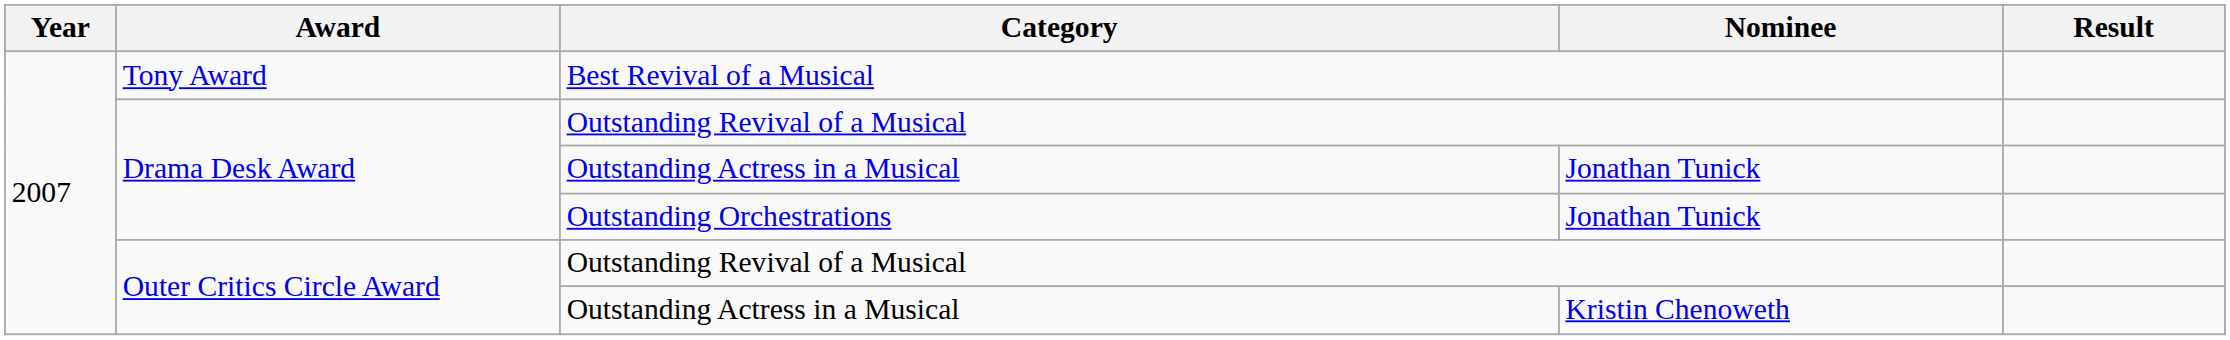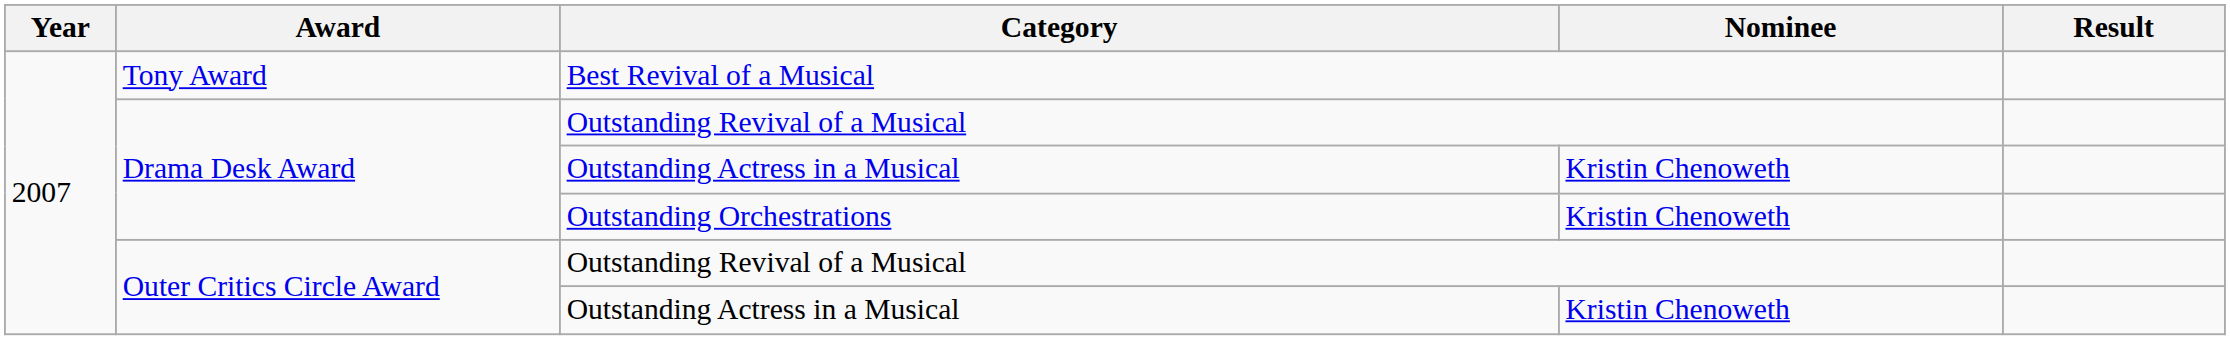(1663, 168) Jonathan Tunick -> (1678, 168) Kristin Chenoweth
(1663, 215) Jonathan Tunick -> (1678, 215) Kristin Chenoweth
